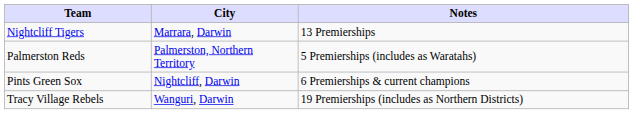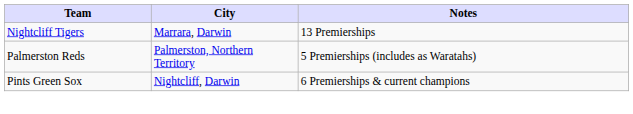- row: (55, 99)
